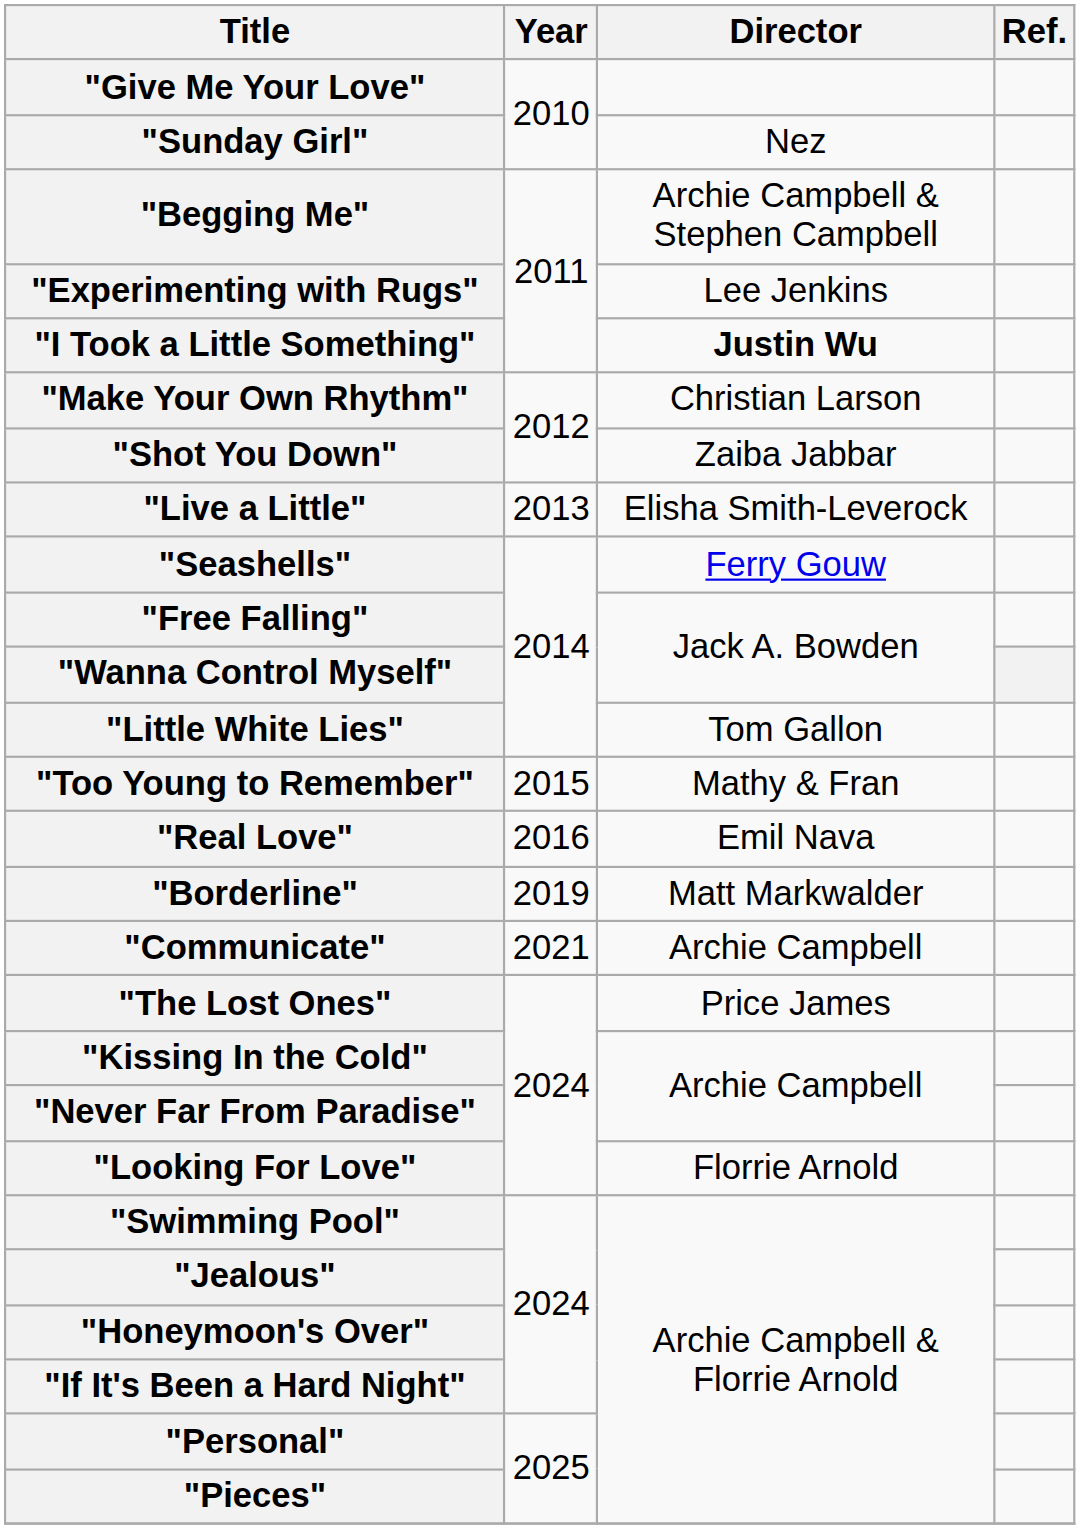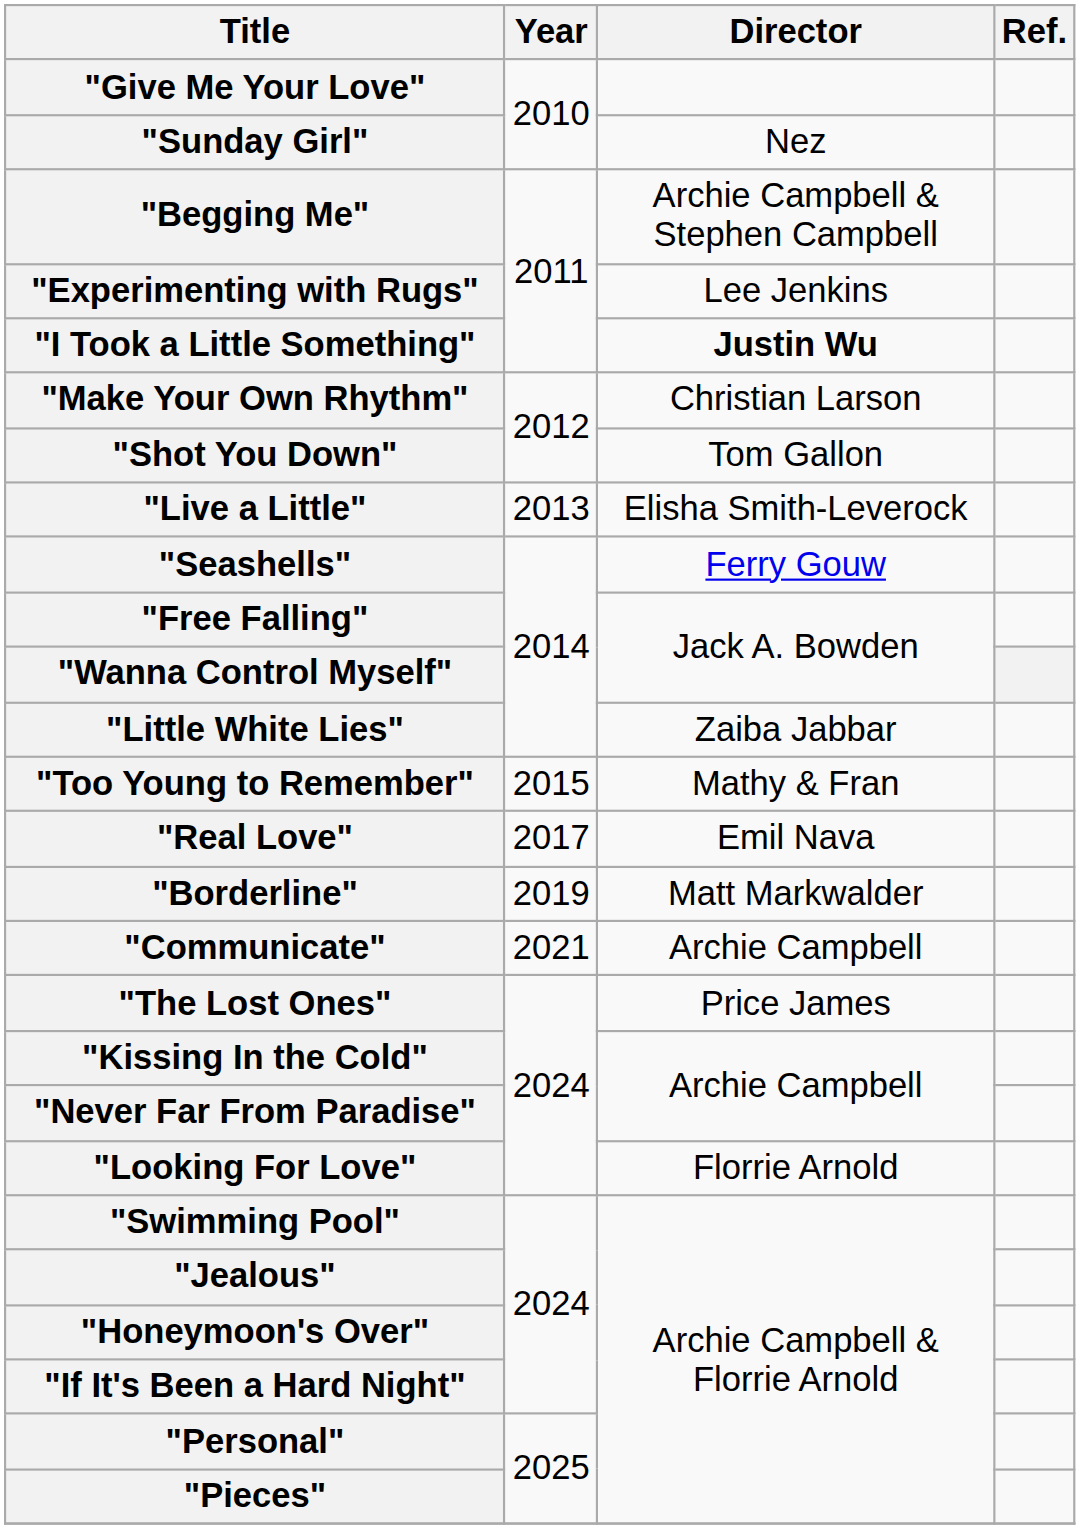(796, 454) Zaiba Jabbar -> (796, 454) Tom Gallon
(796, 728) Tom Gallon -> (796, 728) Zaiba Jabbar
(551, 838) 2016 -> (551, 838) 2017
